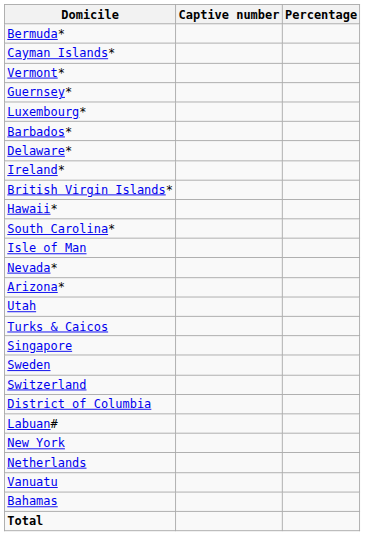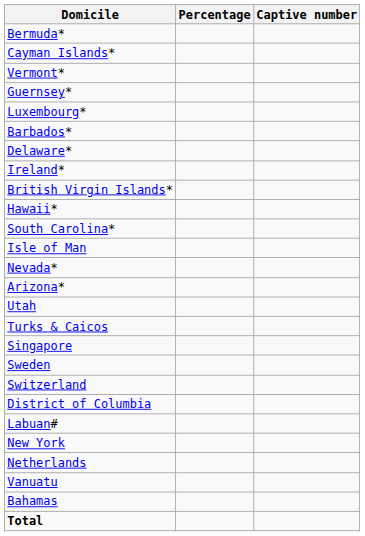columns swapped: (229, 14) <-> (321, 14)
